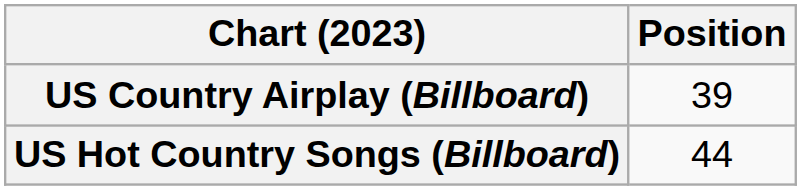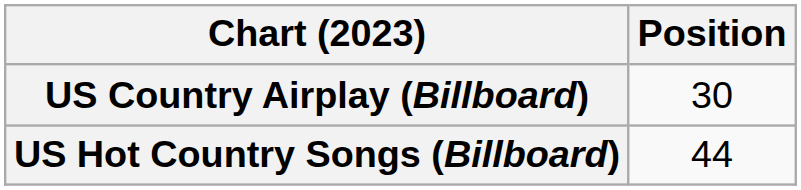(712, 94) 39 -> (712, 94) 30
